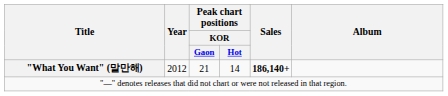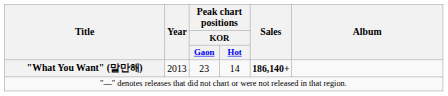(177, 68) 2012 -> (177, 68) 2013
(204, 68) 21 -> (204, 68) 23
